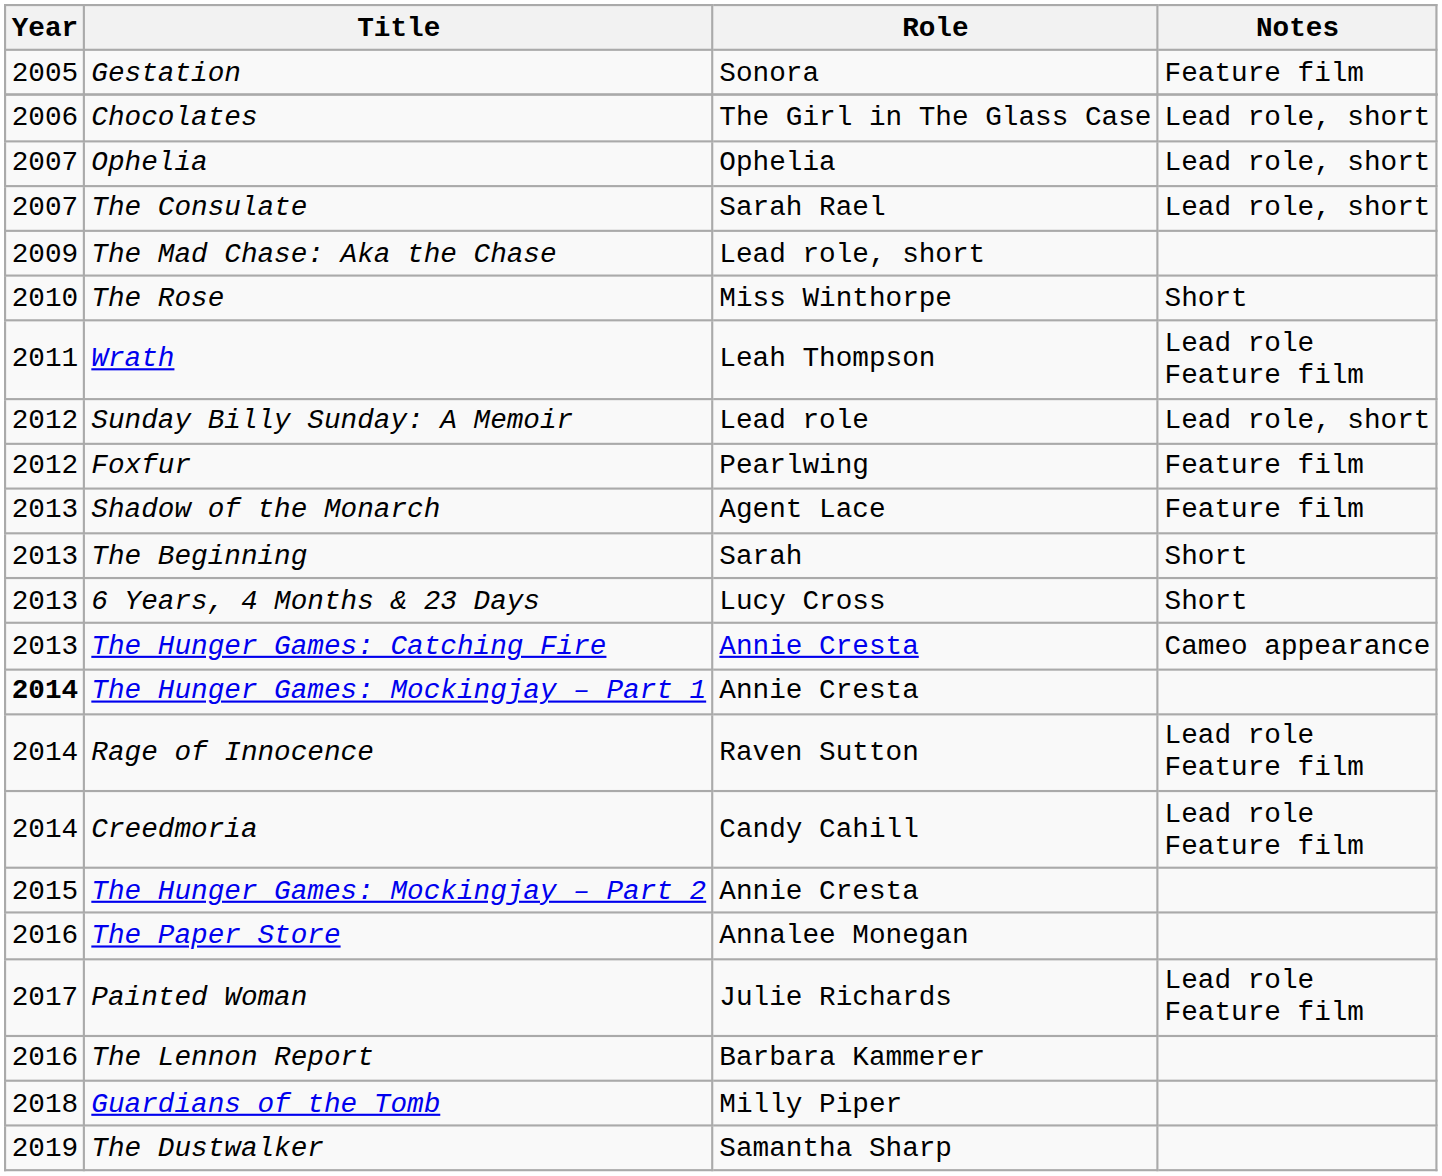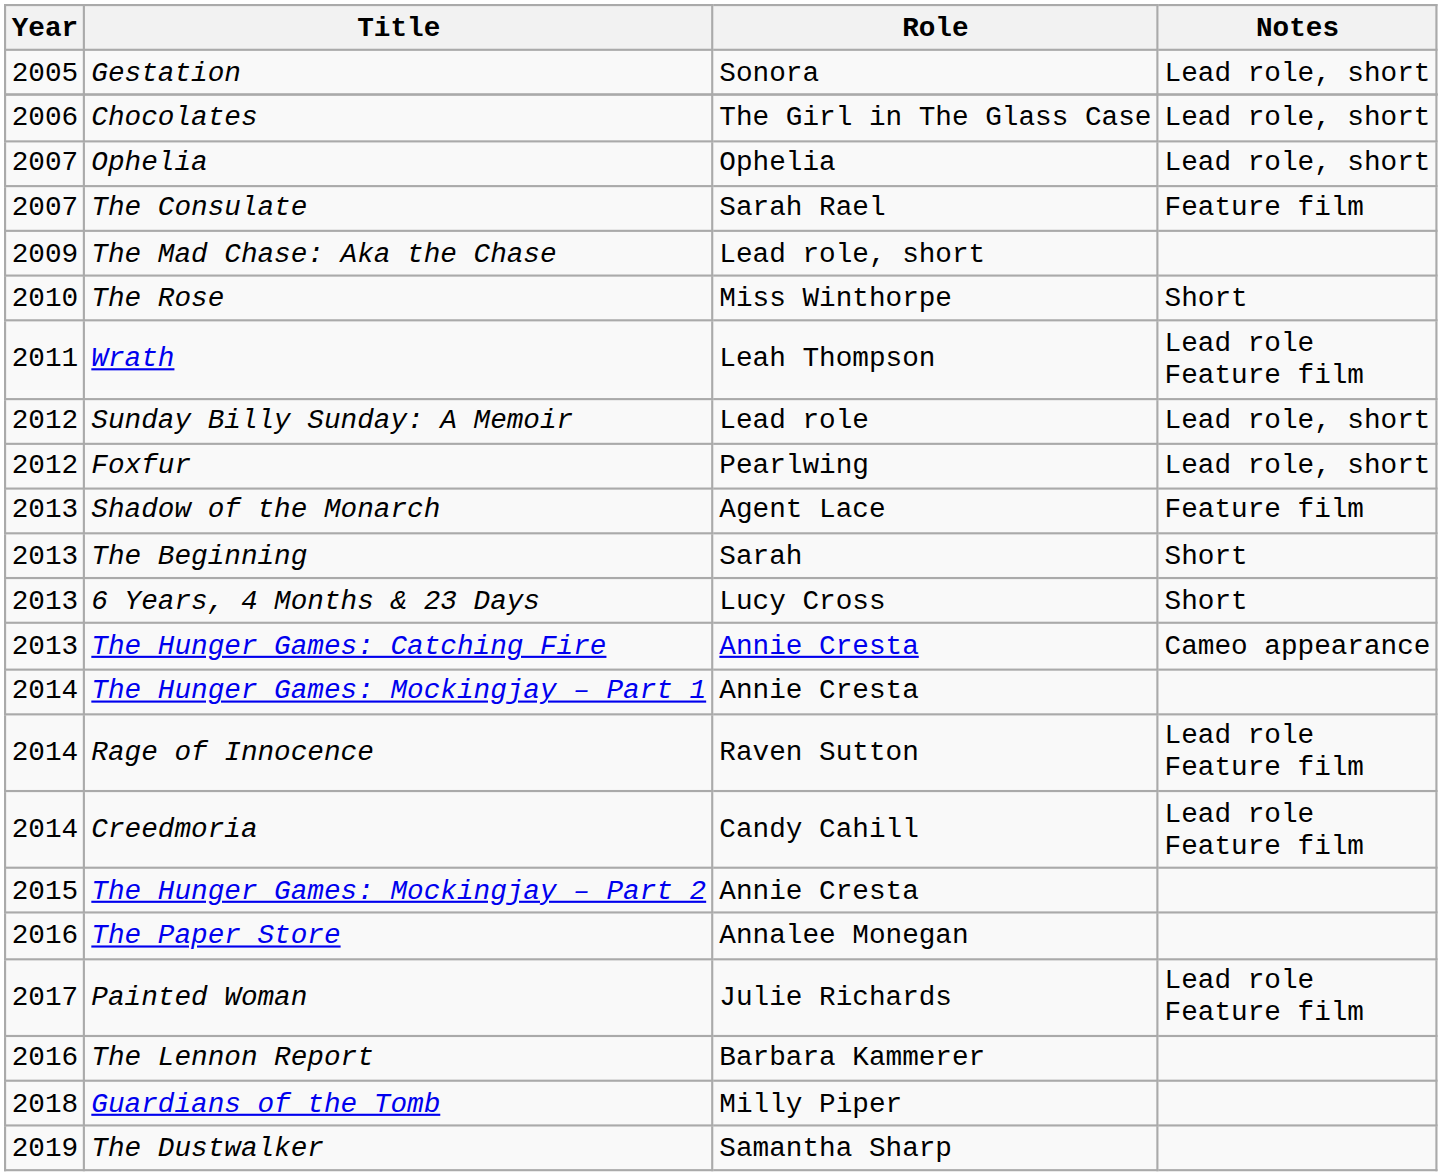(1264, 73) Feature film -> (1298, 73) Lead role, short
(1298, 208) Lead role, short -> (1264, 208) Feature film
(1264, 466) Feature film -> (1298, 466) Lead role, short
(45, 691) bold -> (45, 691) normal
